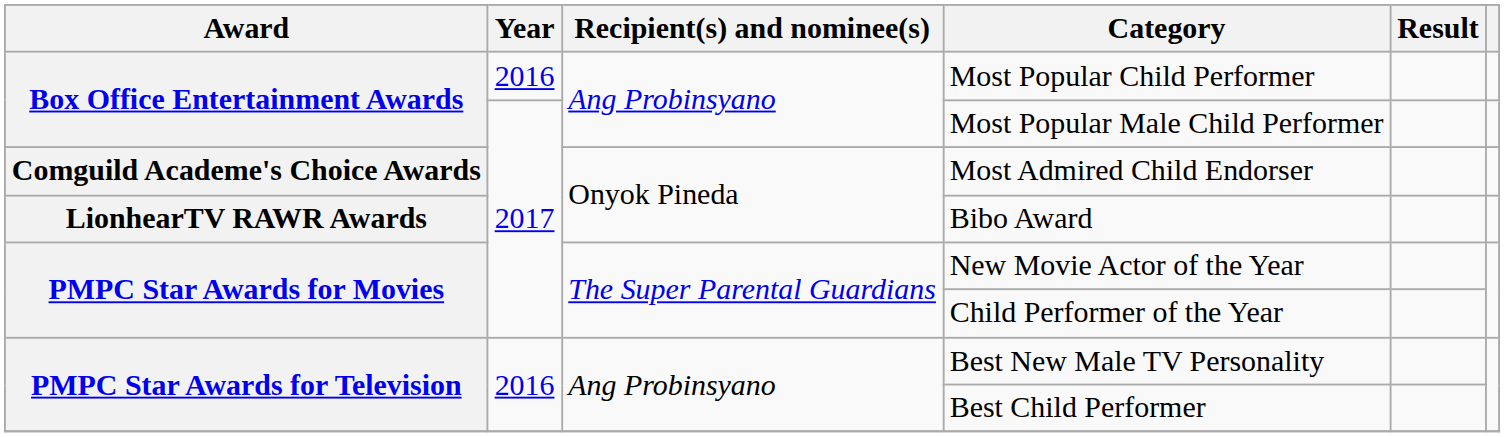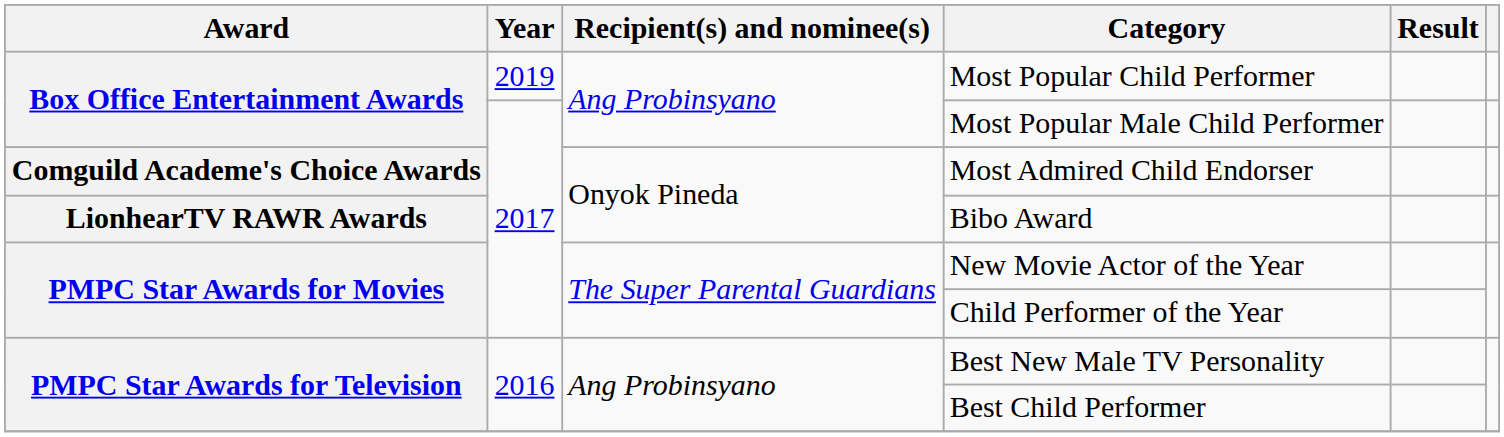(525, 75) 2016 -> (525, 75) 2019
